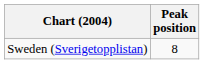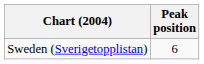(175, 48) 8 -> (175, 48) 6
